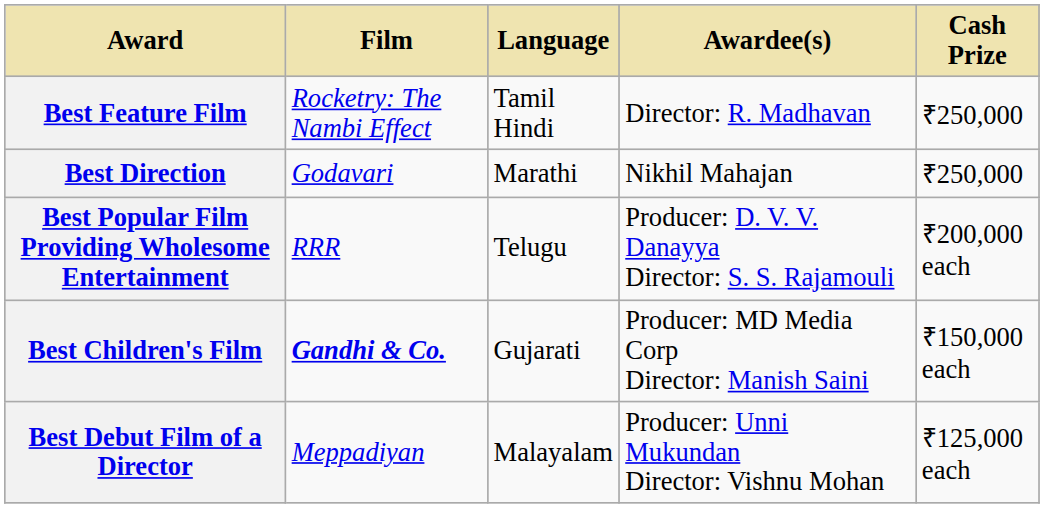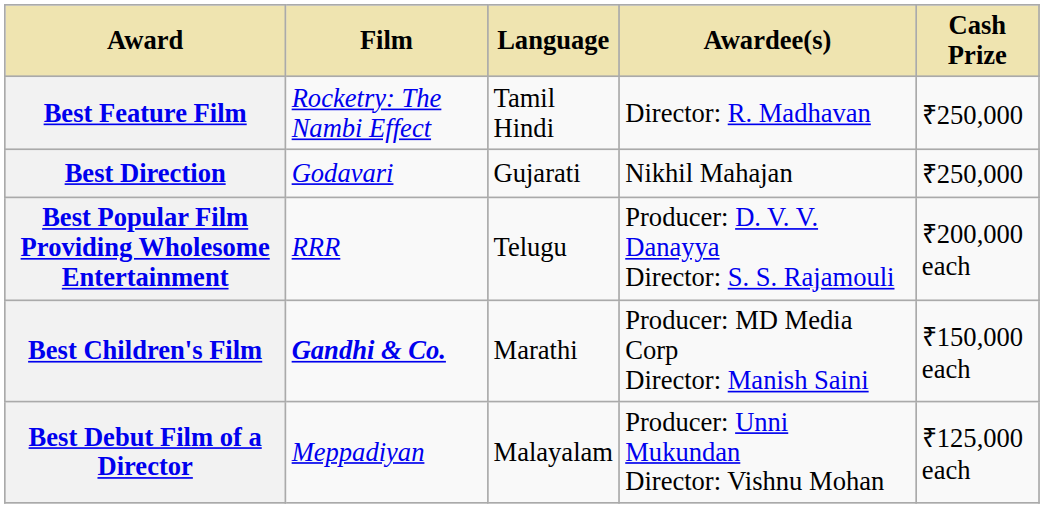(536, 172) Marathi -> (537, 172) Gujarati
(537, 350) Gujarati -> (536, 350) Marathi
